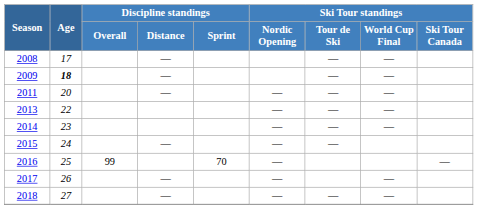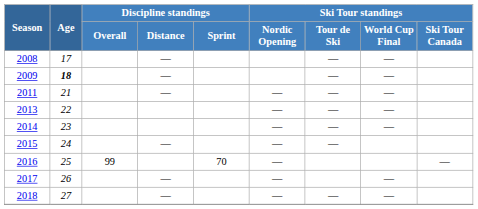(66, 93) 20 -> (66, 93) 21
